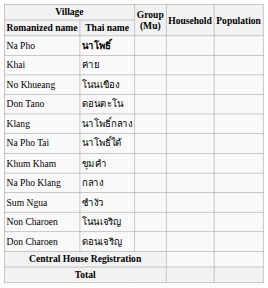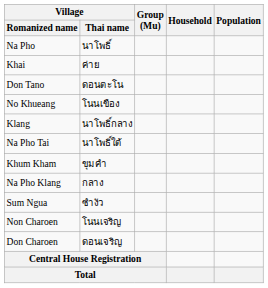(96, 46) bold -> (96, 46) normal
rows swapped: (31, 85) <-> (25, 104)
